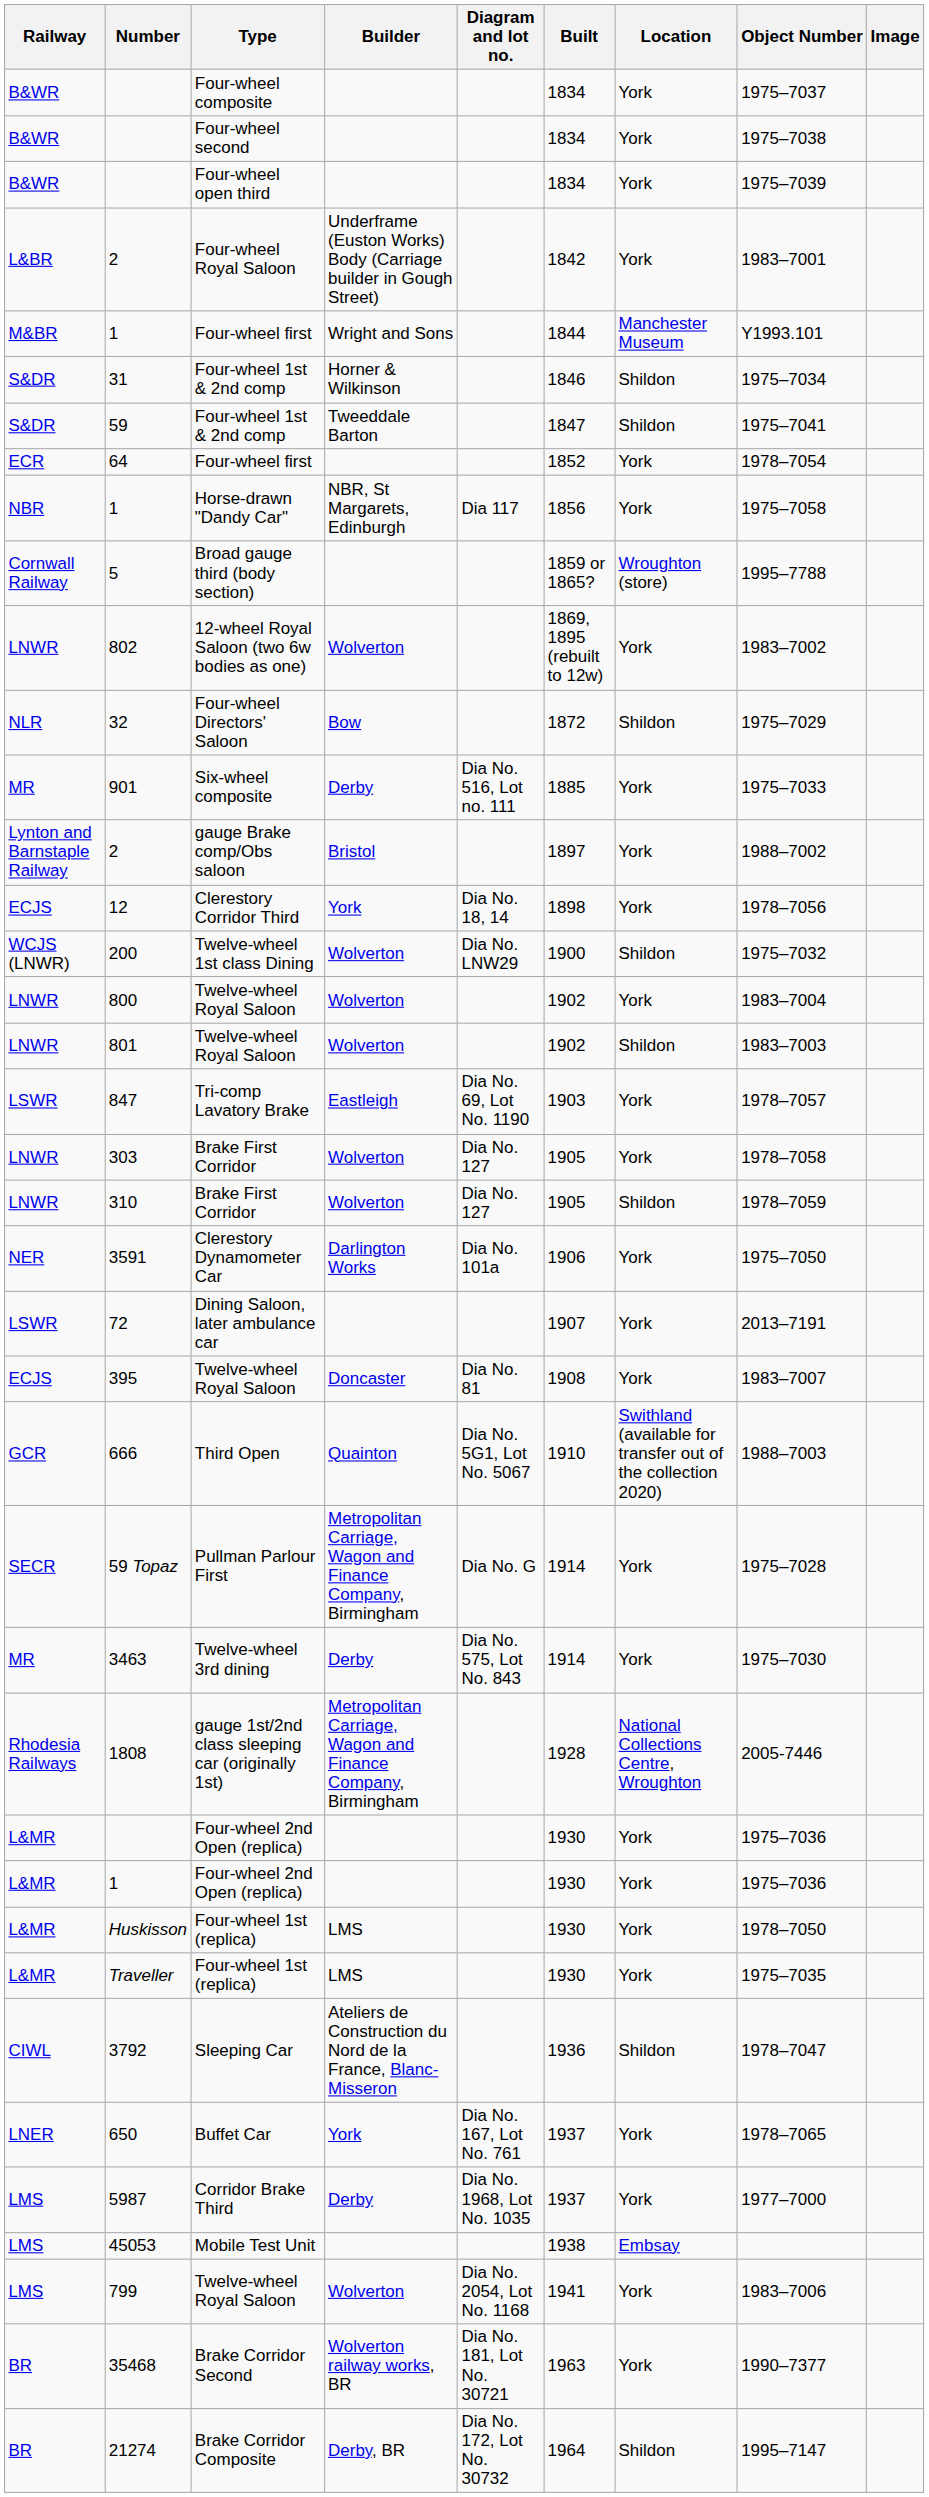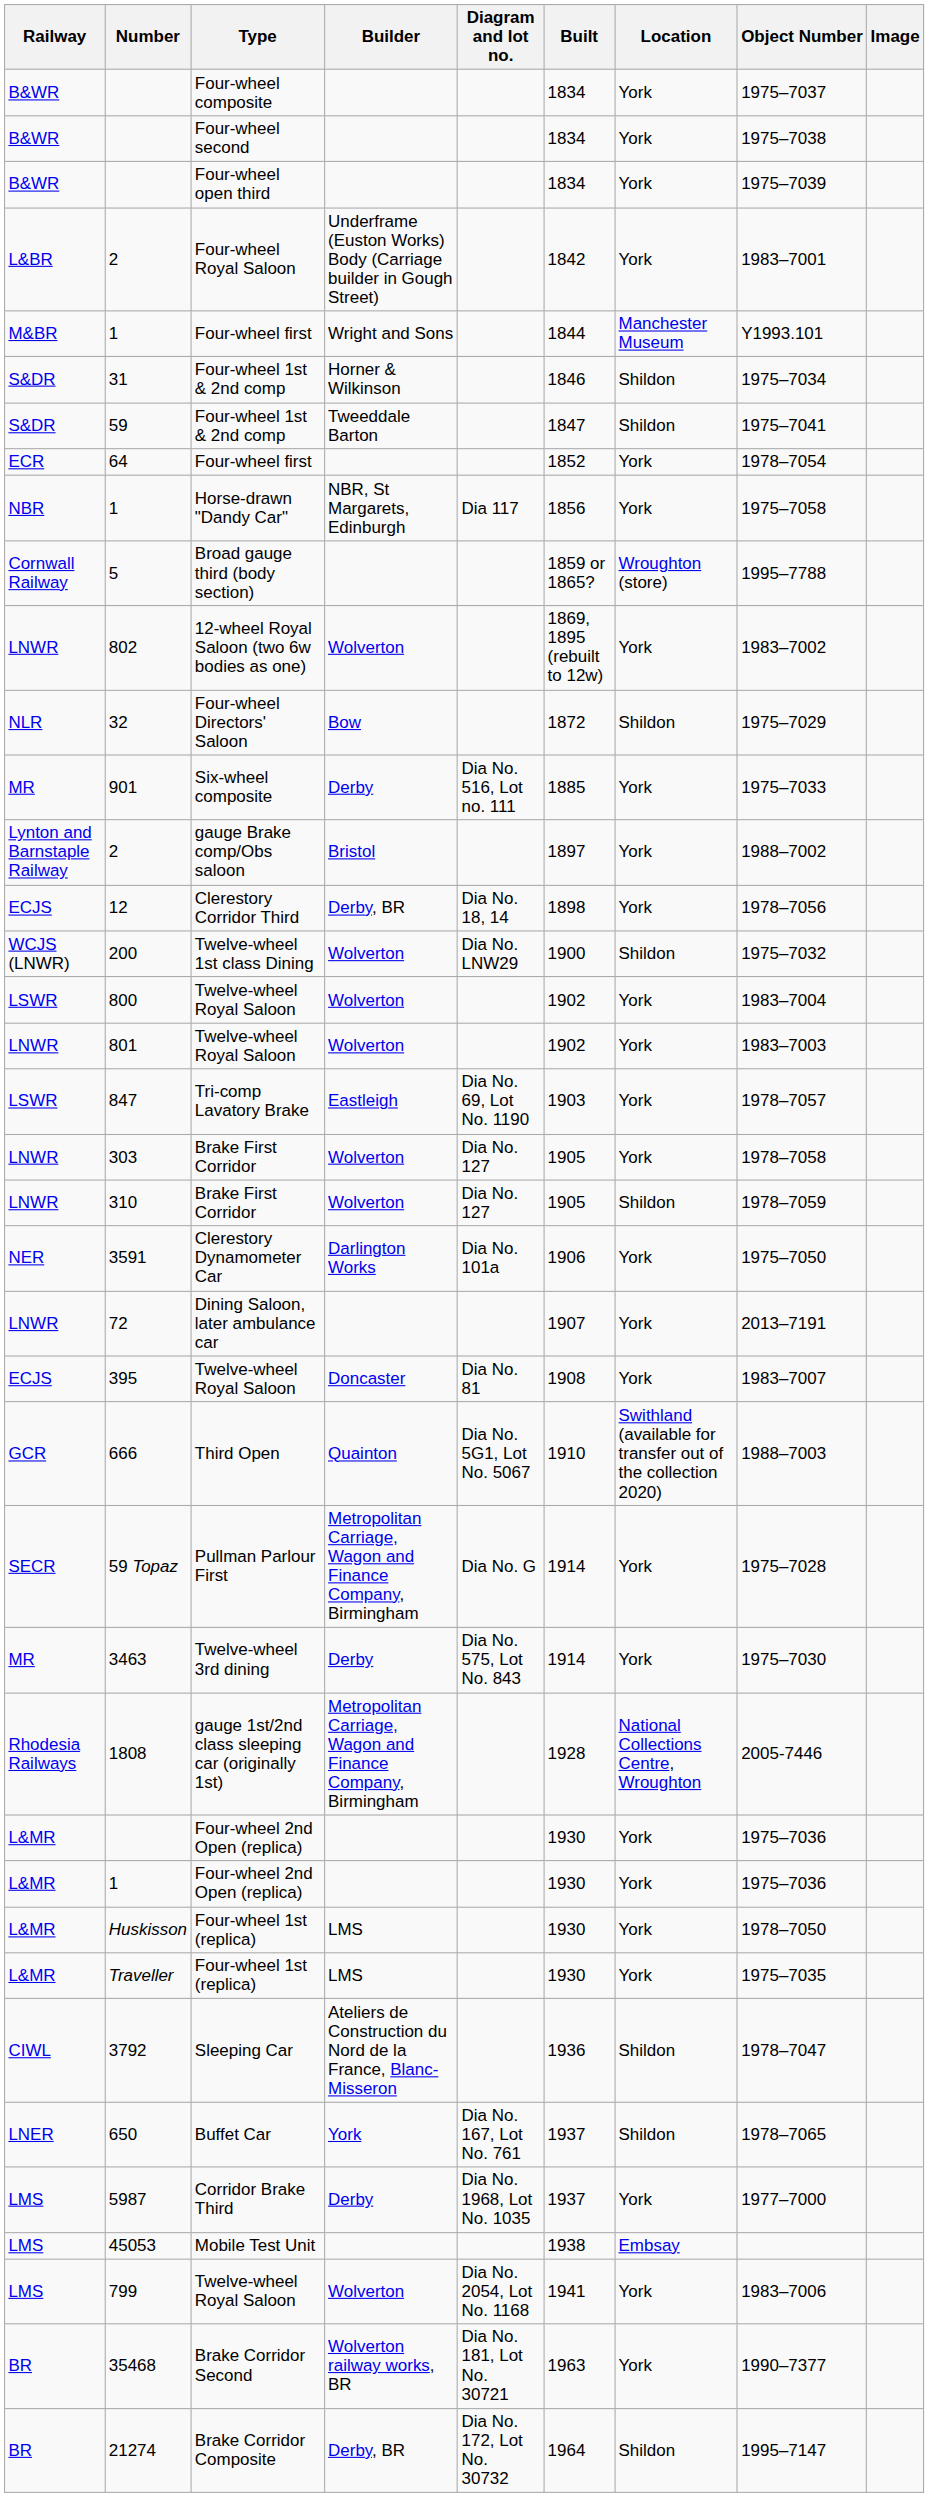(345, 907) York -> (367, 907) Derby, BR
(33, 999) LNWR -> (33, 999) LSWR
(647, 1045) Shildon -> (635, 1045) York
(33, 1323) LSWR -> (33, 1323) LNWR
(635, 2134) York -> (647, 2134) Shildon
